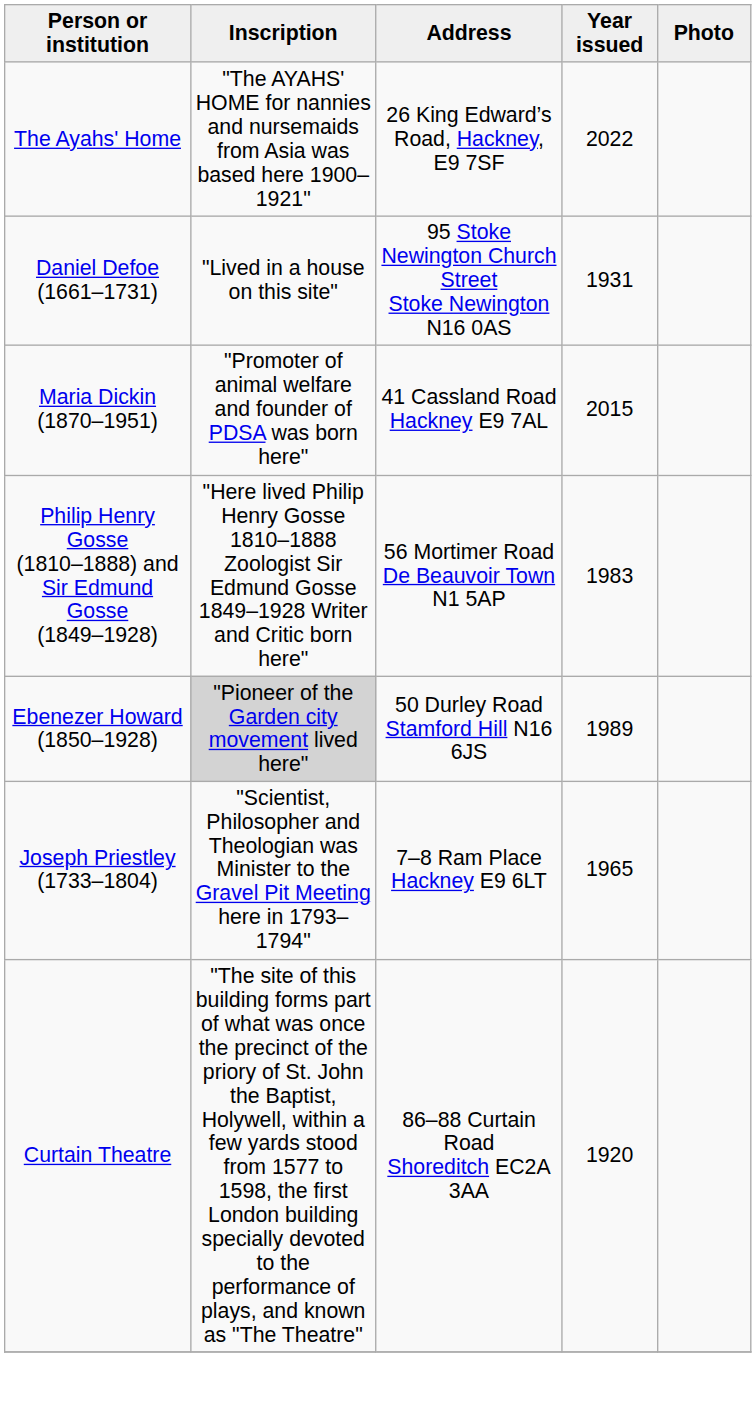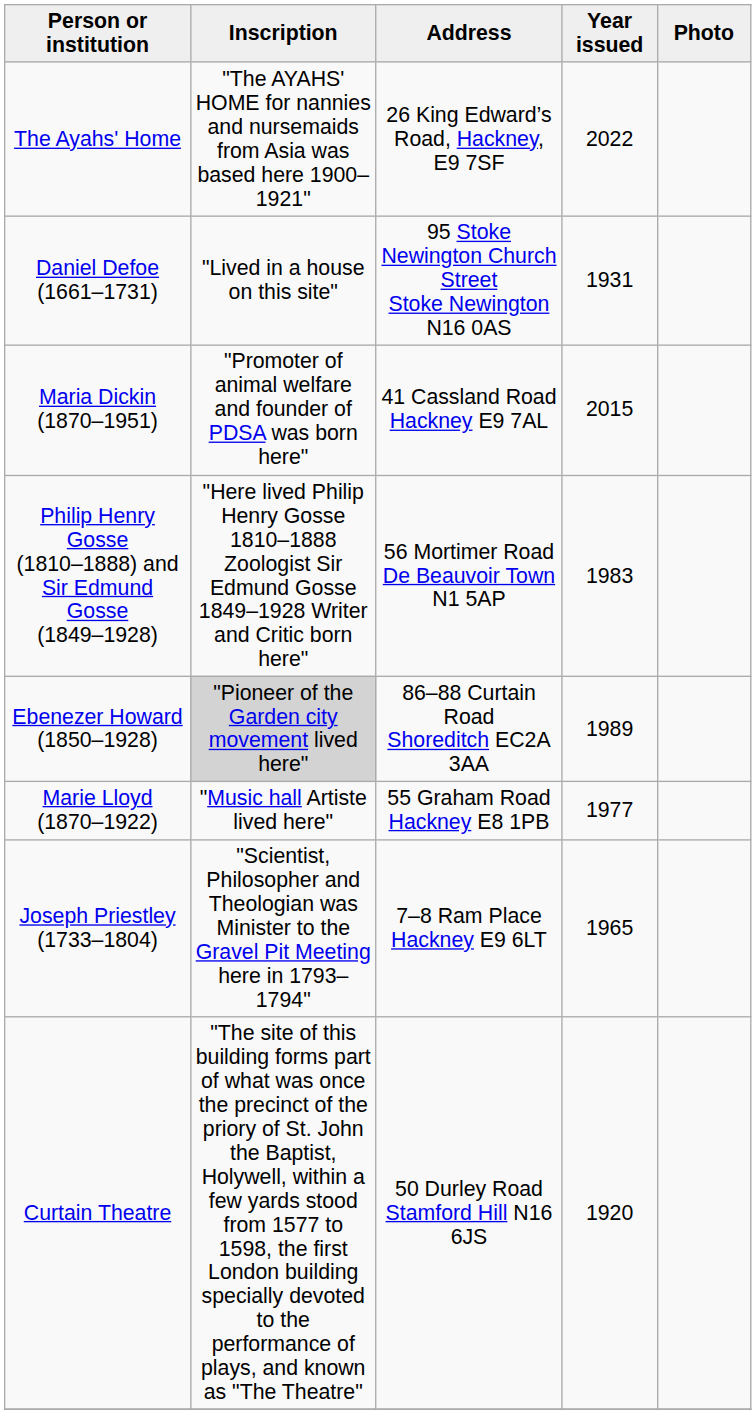(469, 728) 50 Durley Road Stamford Hill N16 6JS -> (469, 728) 86–88 Curtain Road Shoreditch EC2A 3AA
+ row: (98, 810)
(469, 1155) 86–88 Curtain Road Shoreditch EC2A 3AA -> (469, 1213) 50 Durley Road Stamford Hill N16 6JS
